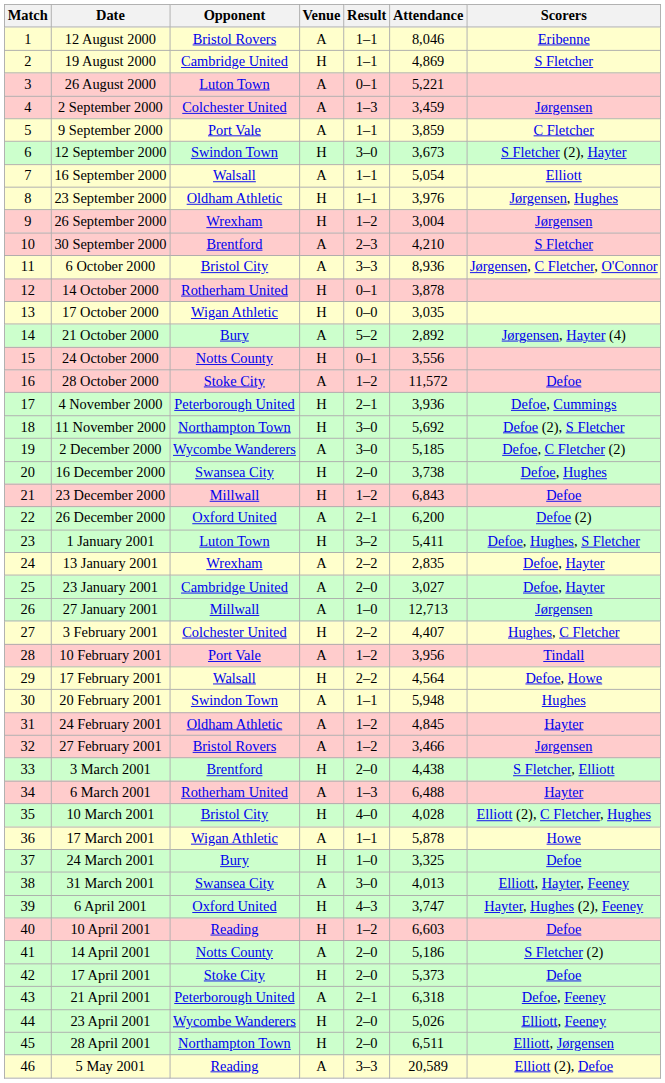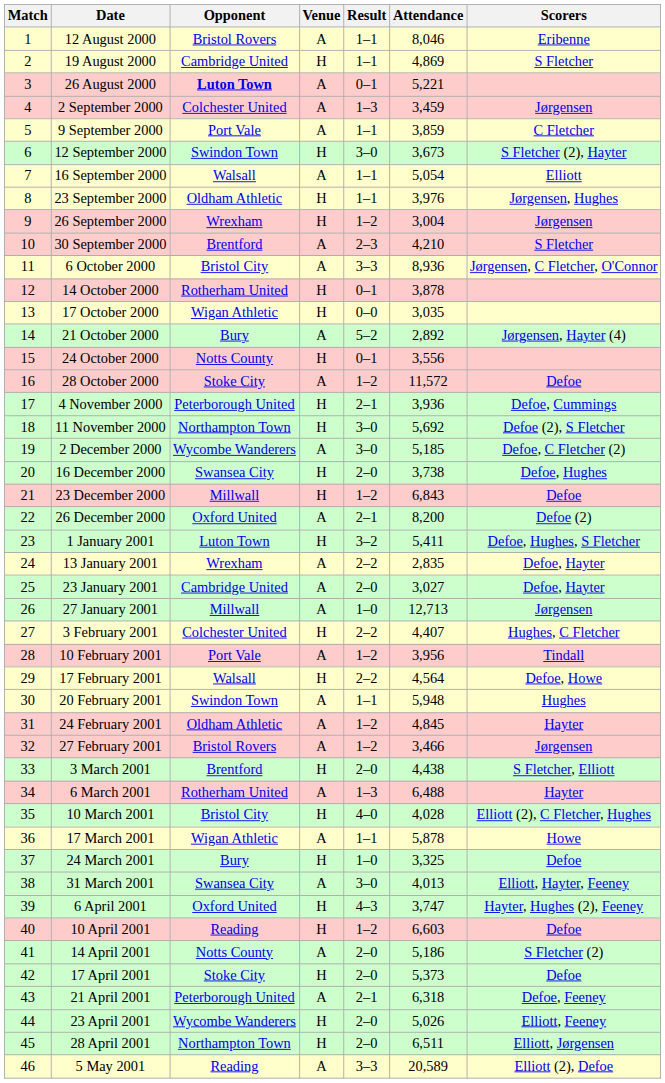(234, 84) normal -> (234, 84) bold
(428, 518) 6,200 -> (428, 518) 8,200
